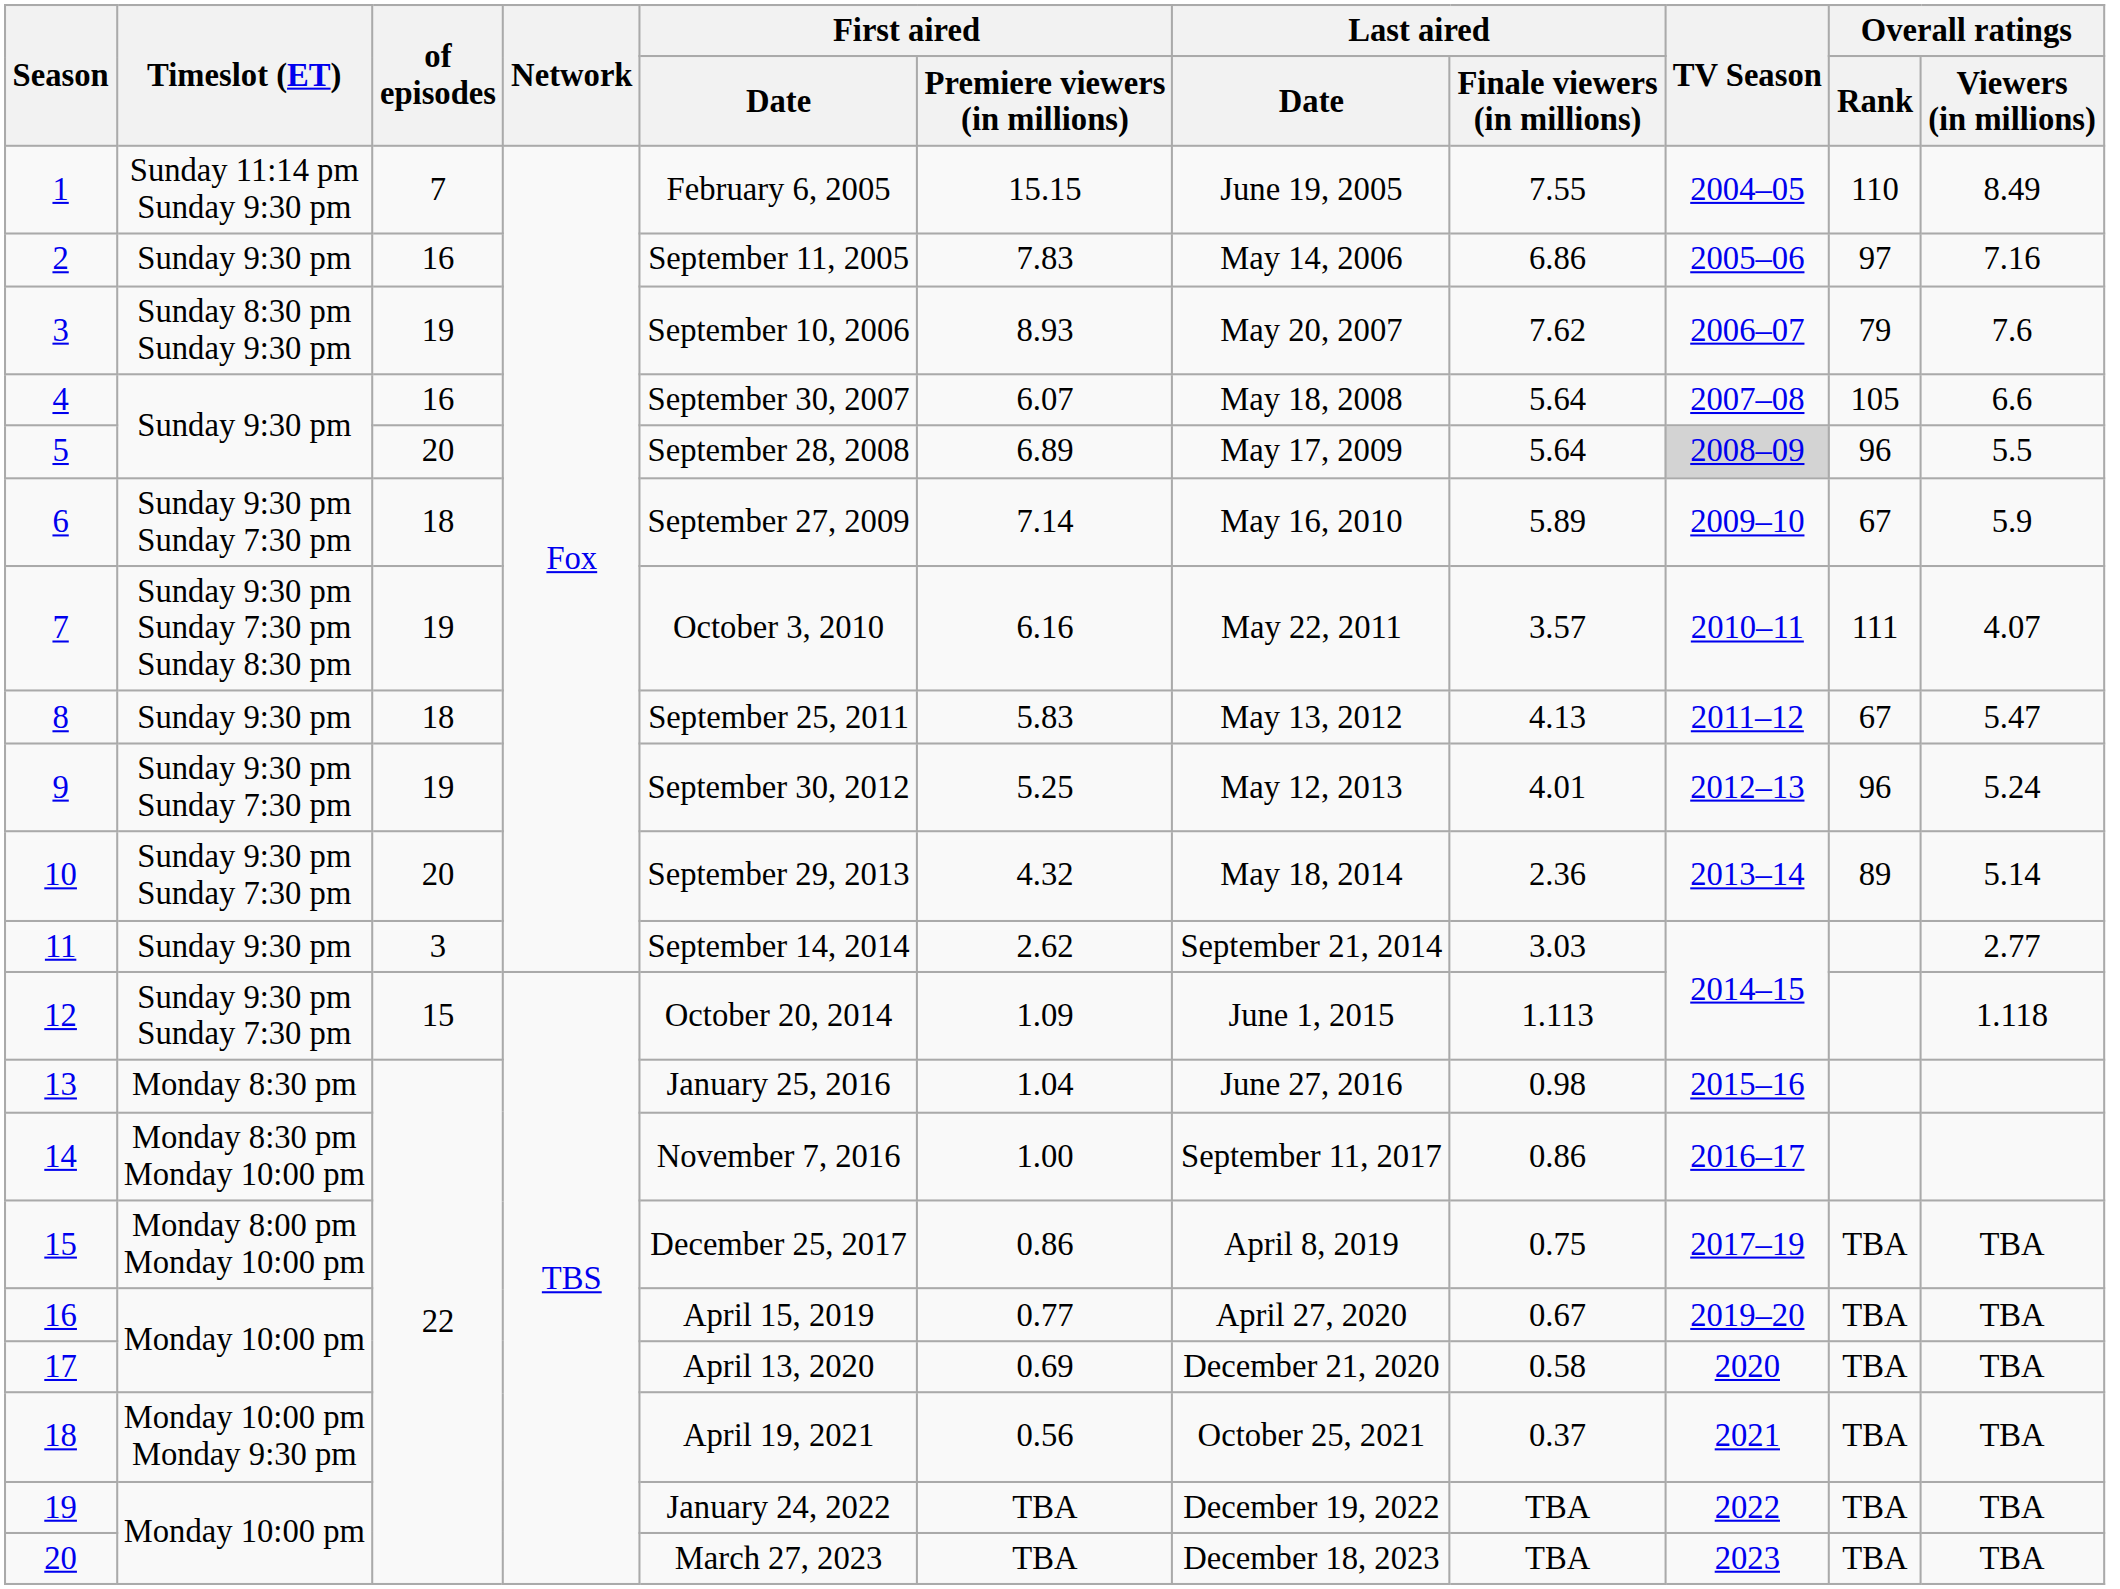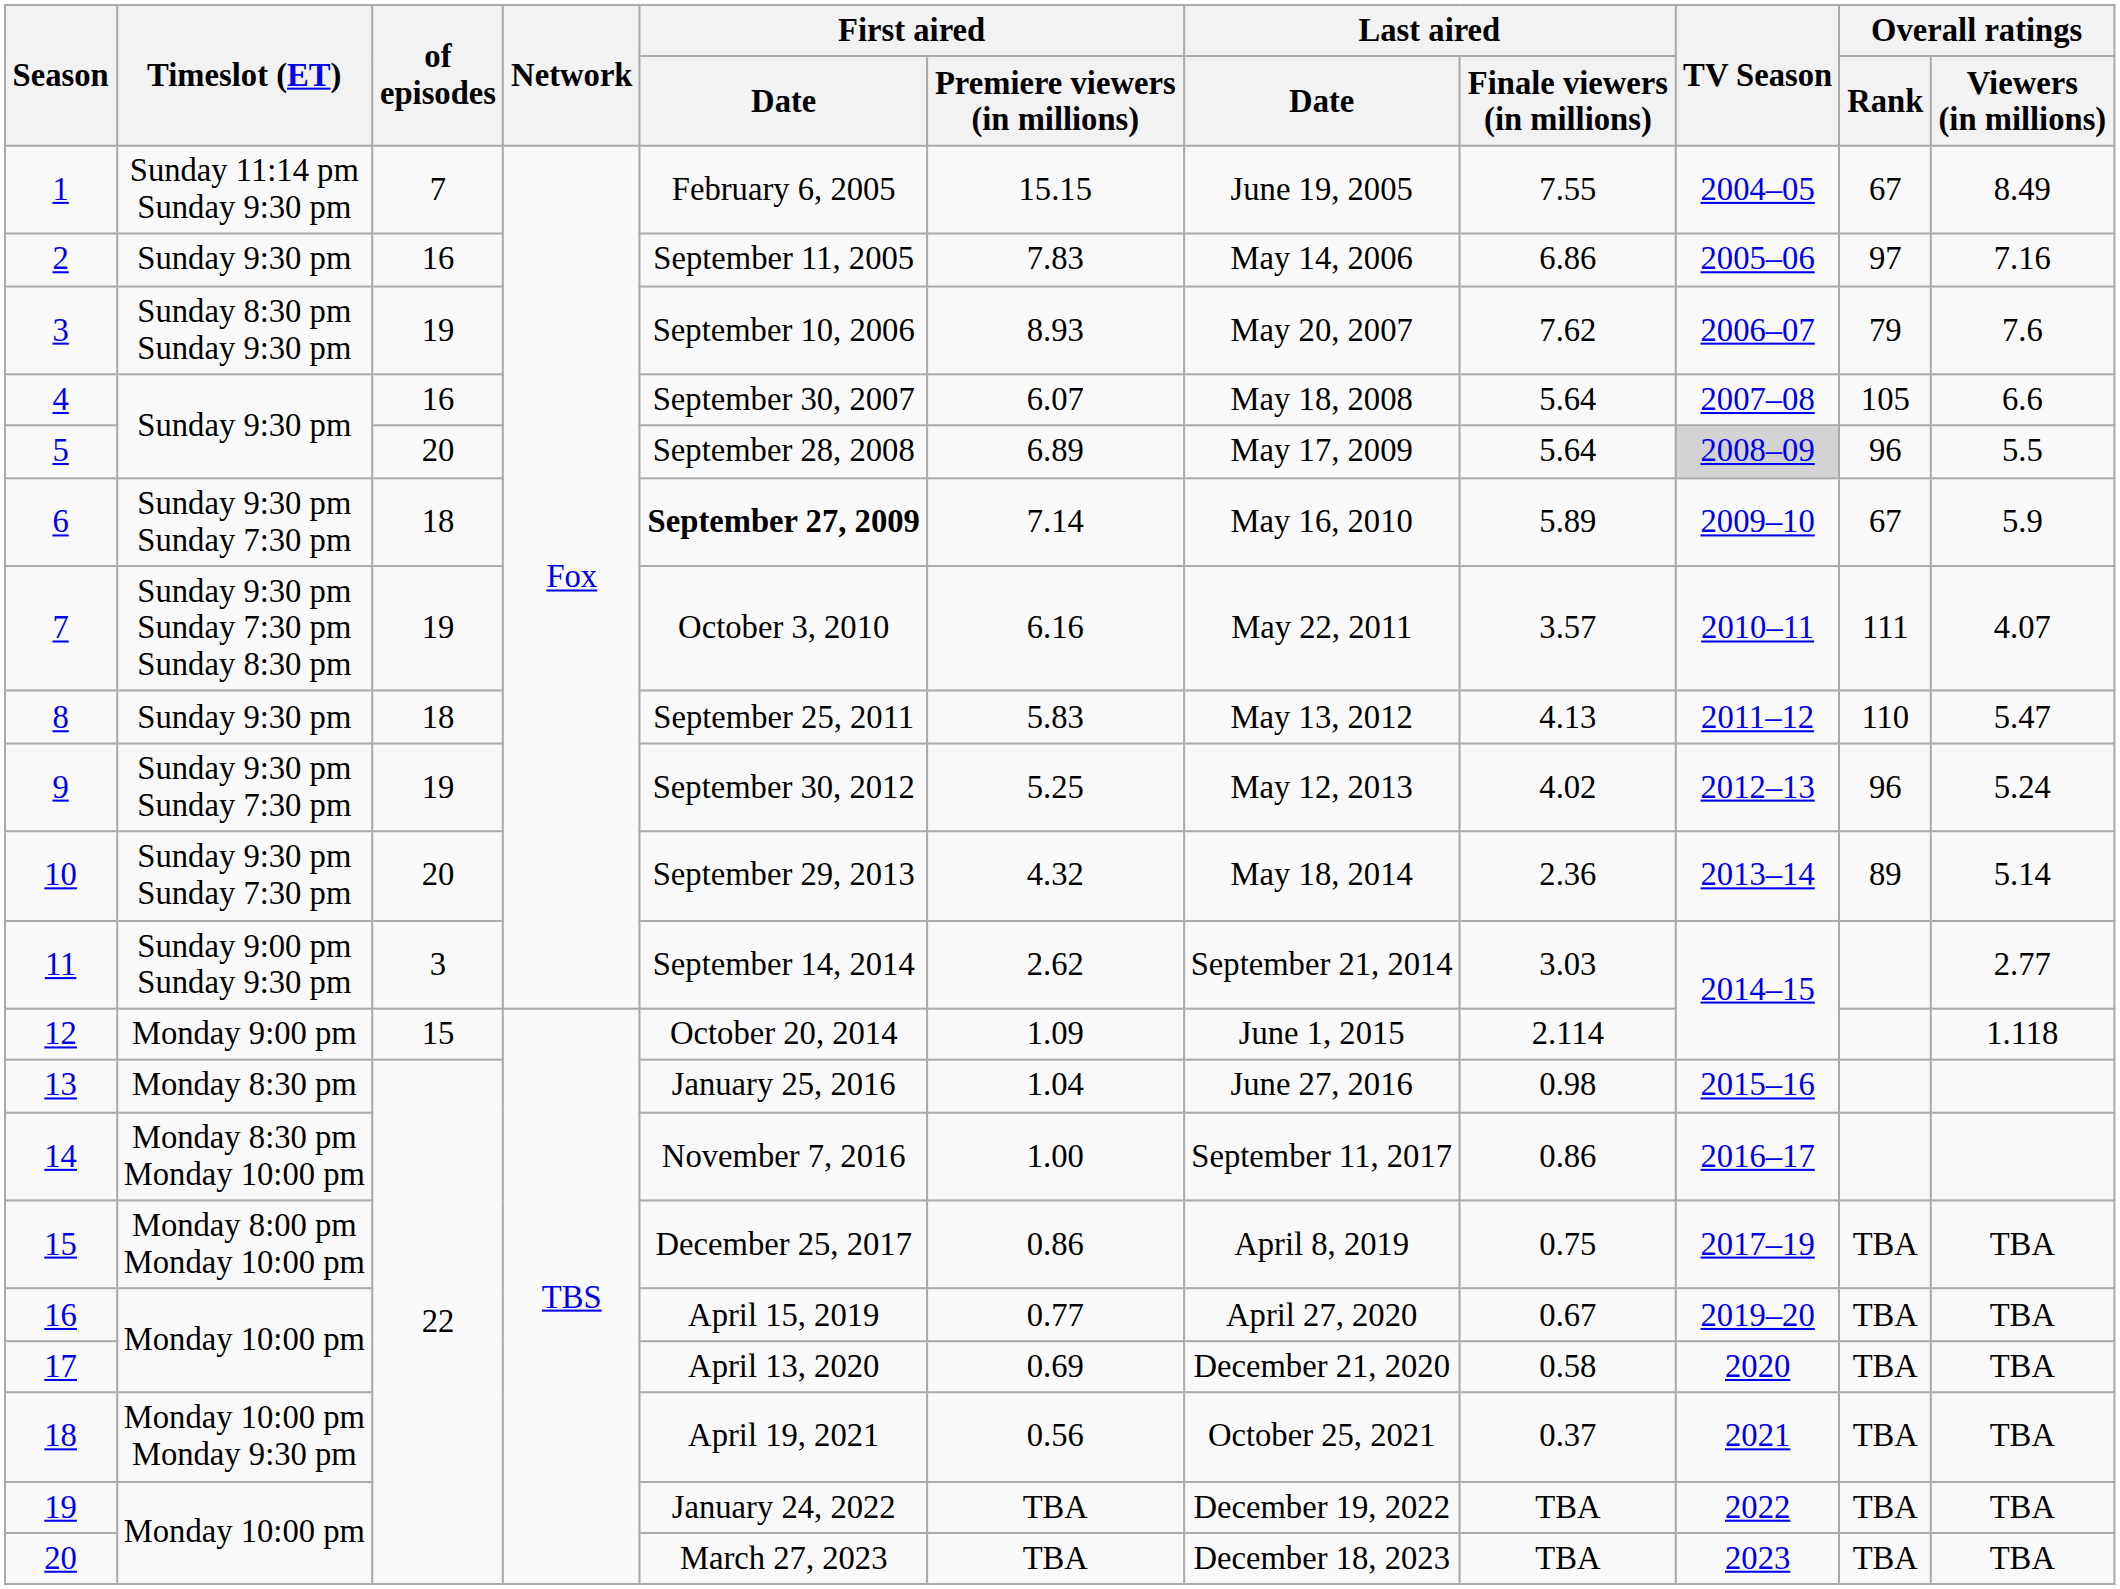(1875, 188) 110 -> (1885, 188) 67
(779, 521) normal -> (784, 521) bold
(1875, 716) 67 -> (1885, 716) 110
(1558, 786) 4.01 -> (1568, 786) 4.02
(244, 945) Sunday 9:30 pm -> (244, 963) Sunday 9:00 pm Sunday 9:30 pm
(244, 1015) Sunday 9:30 pm Sunday 7:30 pm -> (244, 1033) Monday 9:00 pm
(1558, 1015) 1.113 -> (1568, 1033) 2.114
